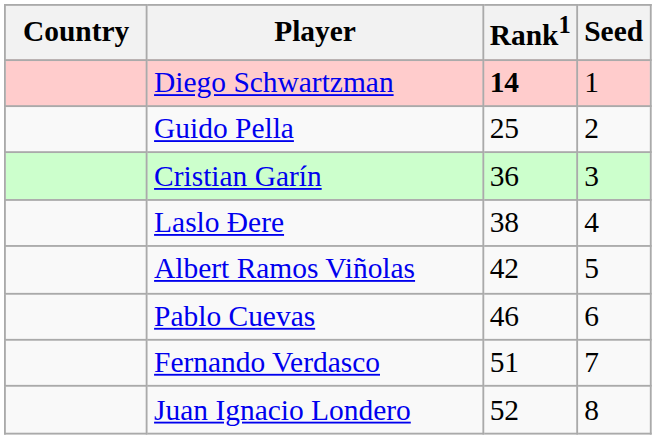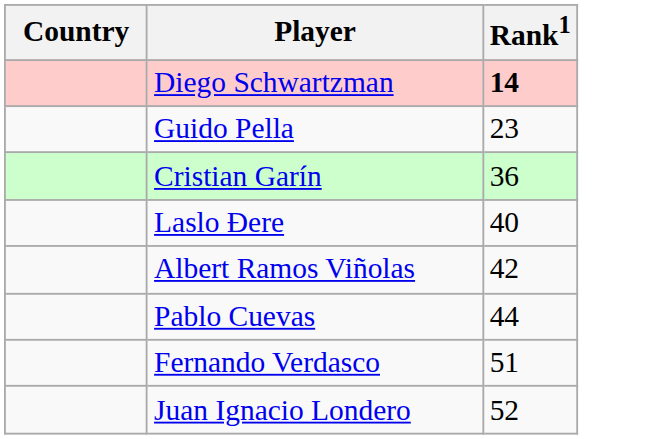- column: (614, 31)
(504, 129) 25 -> (504, 129) 23
(504, 222) 38 -> (504, 222) 40
(504, 315) 46 -> (504, 315) 44
